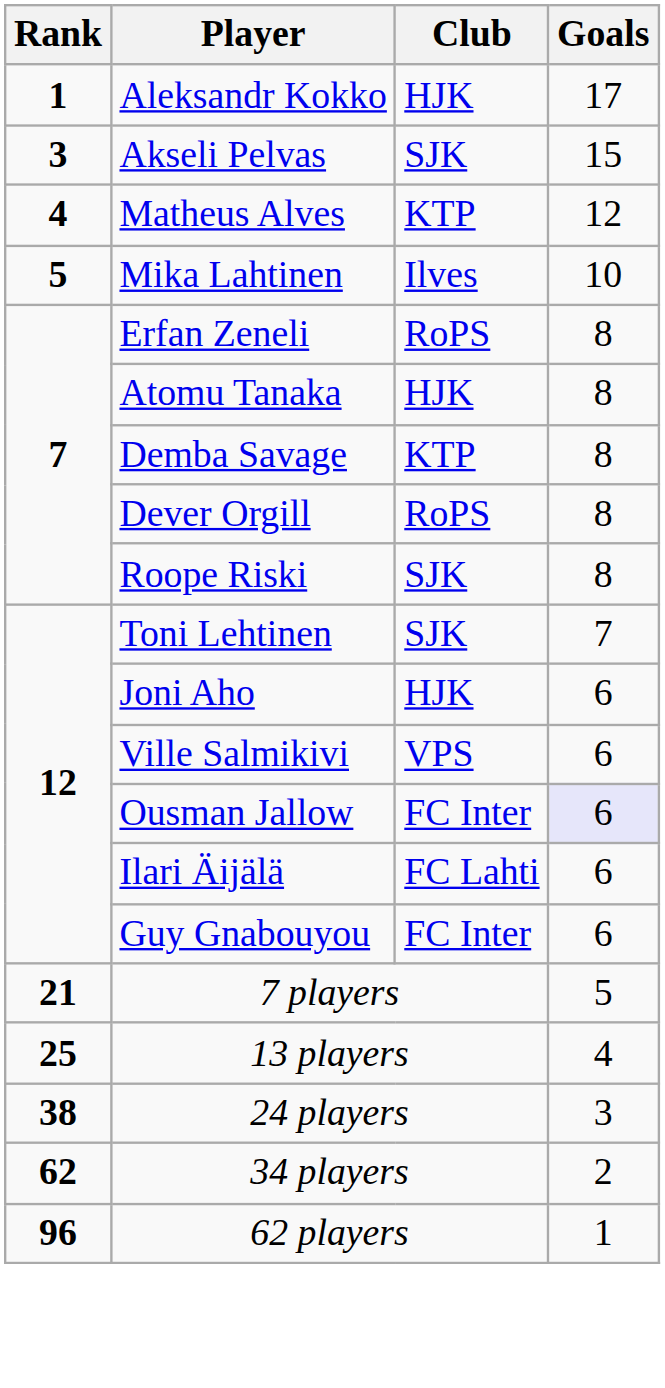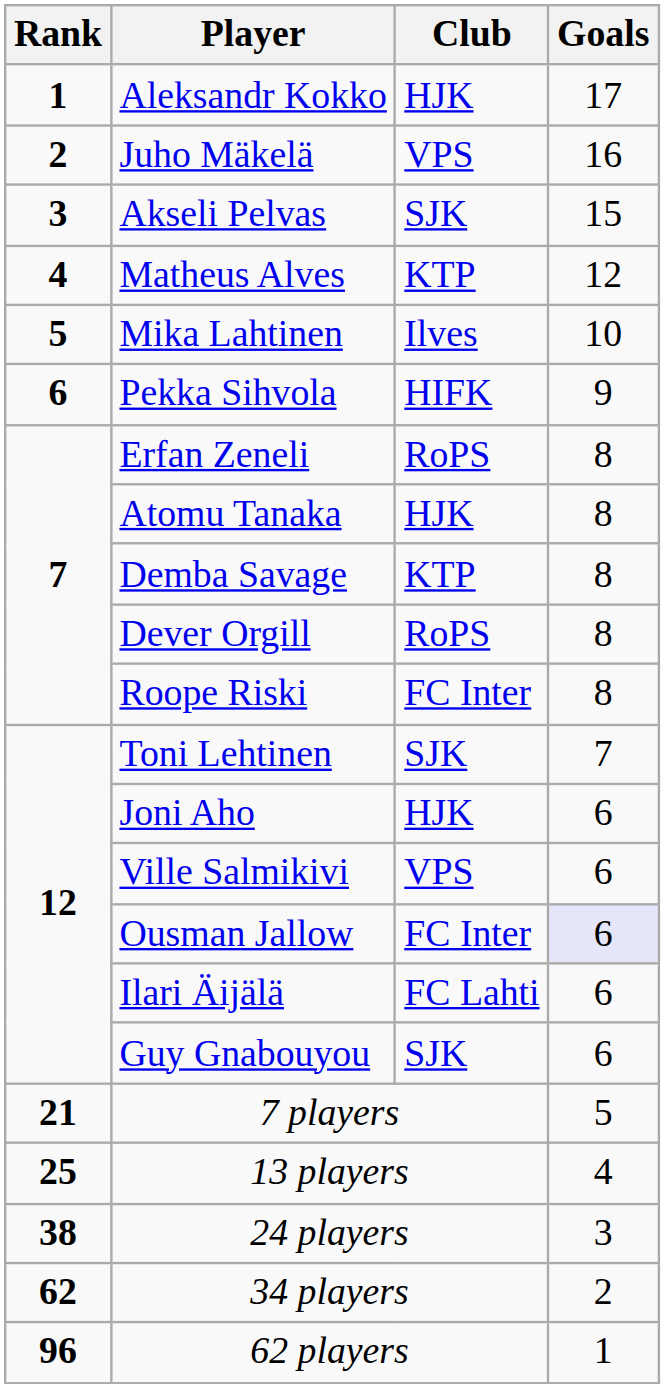+ row: (216, 154)
+ row: (228, 393)
(436, 573) SJK -> (468, 693) FC Inter
(468, 932) FC Inter -> (436, 1052) SJK
